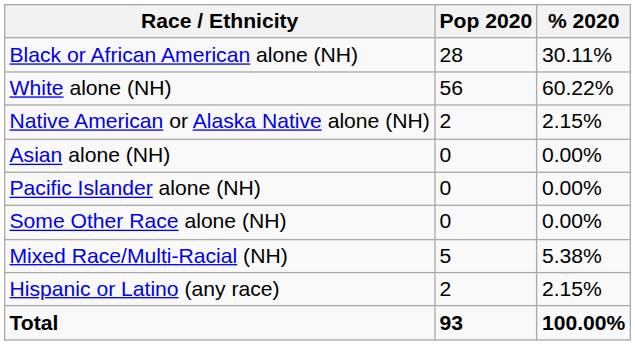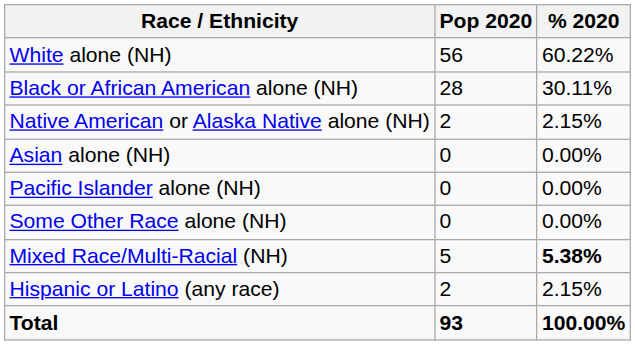rows swapped: (91, 88) <-> (184, 54)
(572, 255) normal -> (572, 255) bold
